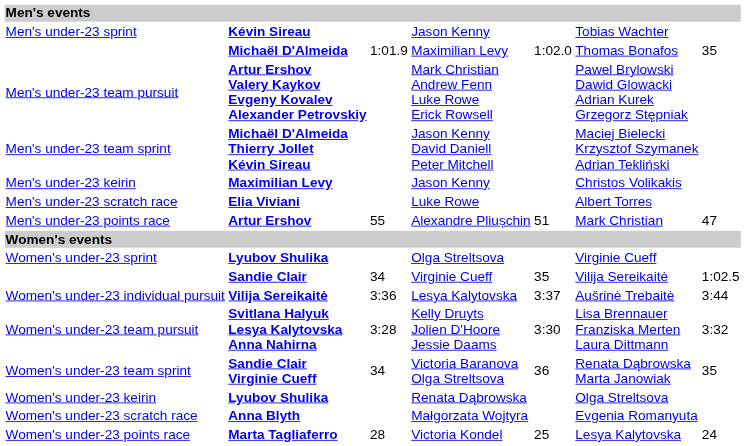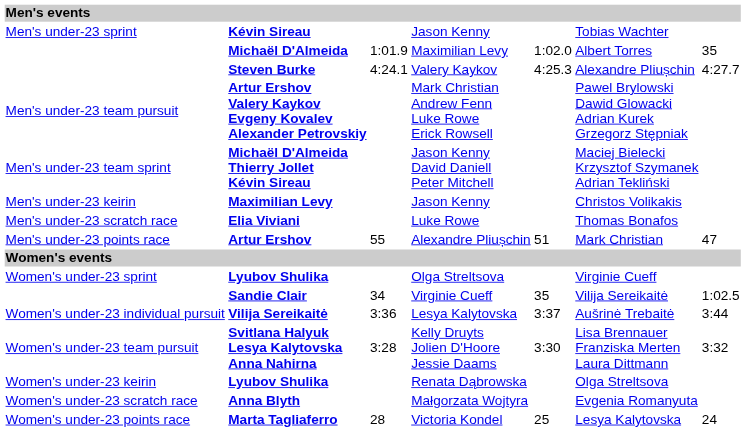(627, 50) Thomas Bonafos -> (614, 50) Albert Torres
+ row: (272, 69)
(614, 201) Albert Torres -> (627, 220) Thomas Bonafos
- row: (272, 371)
